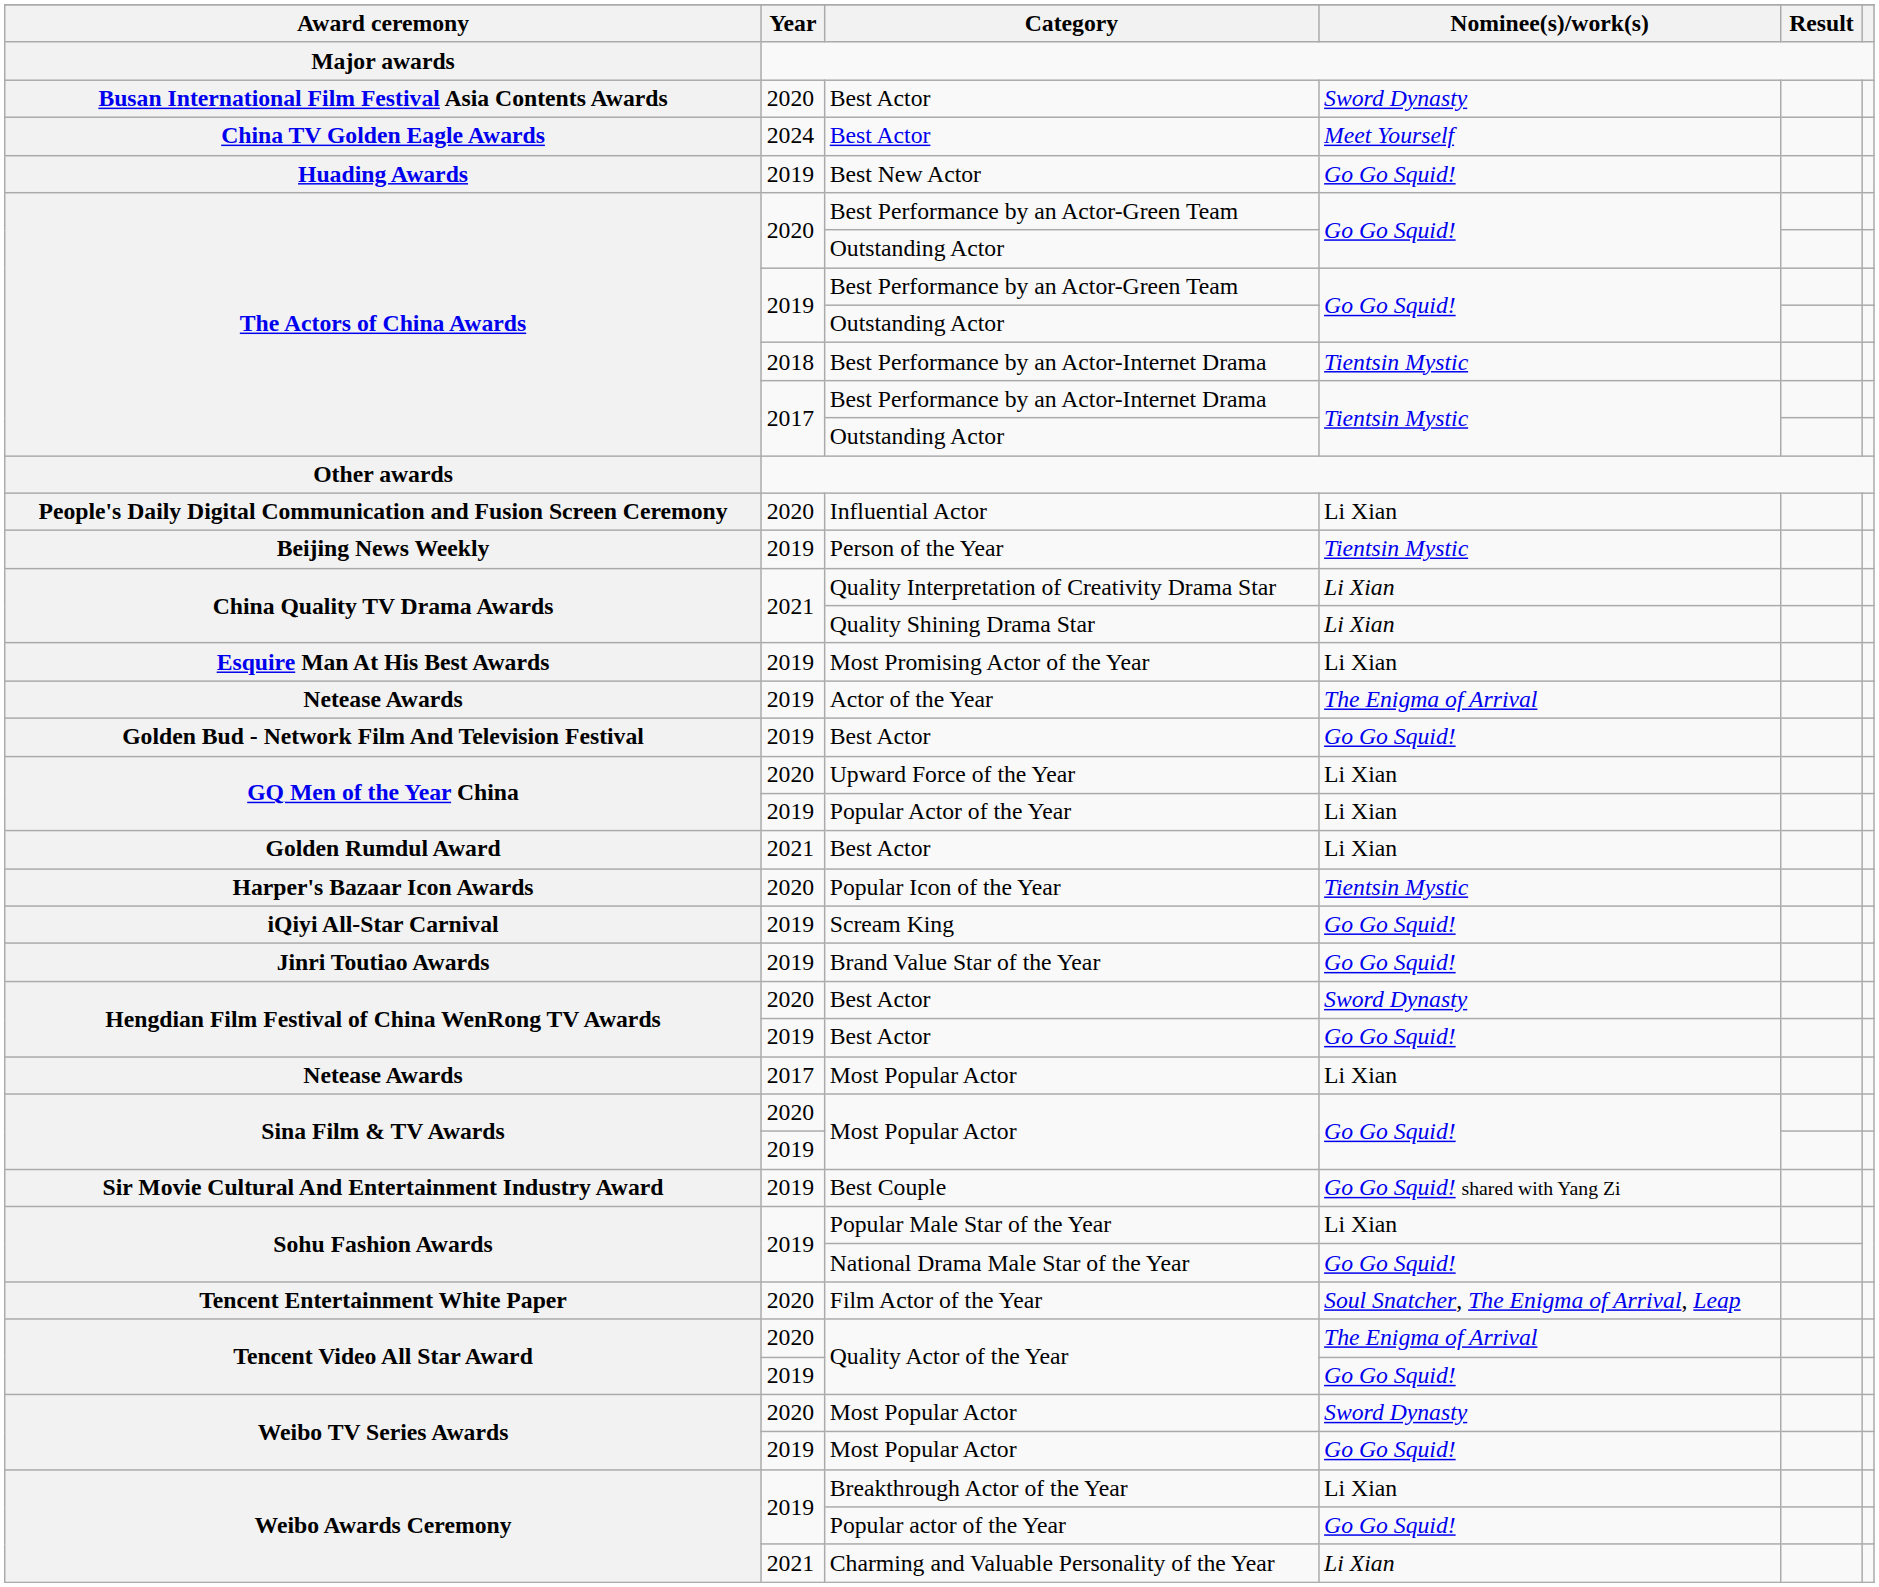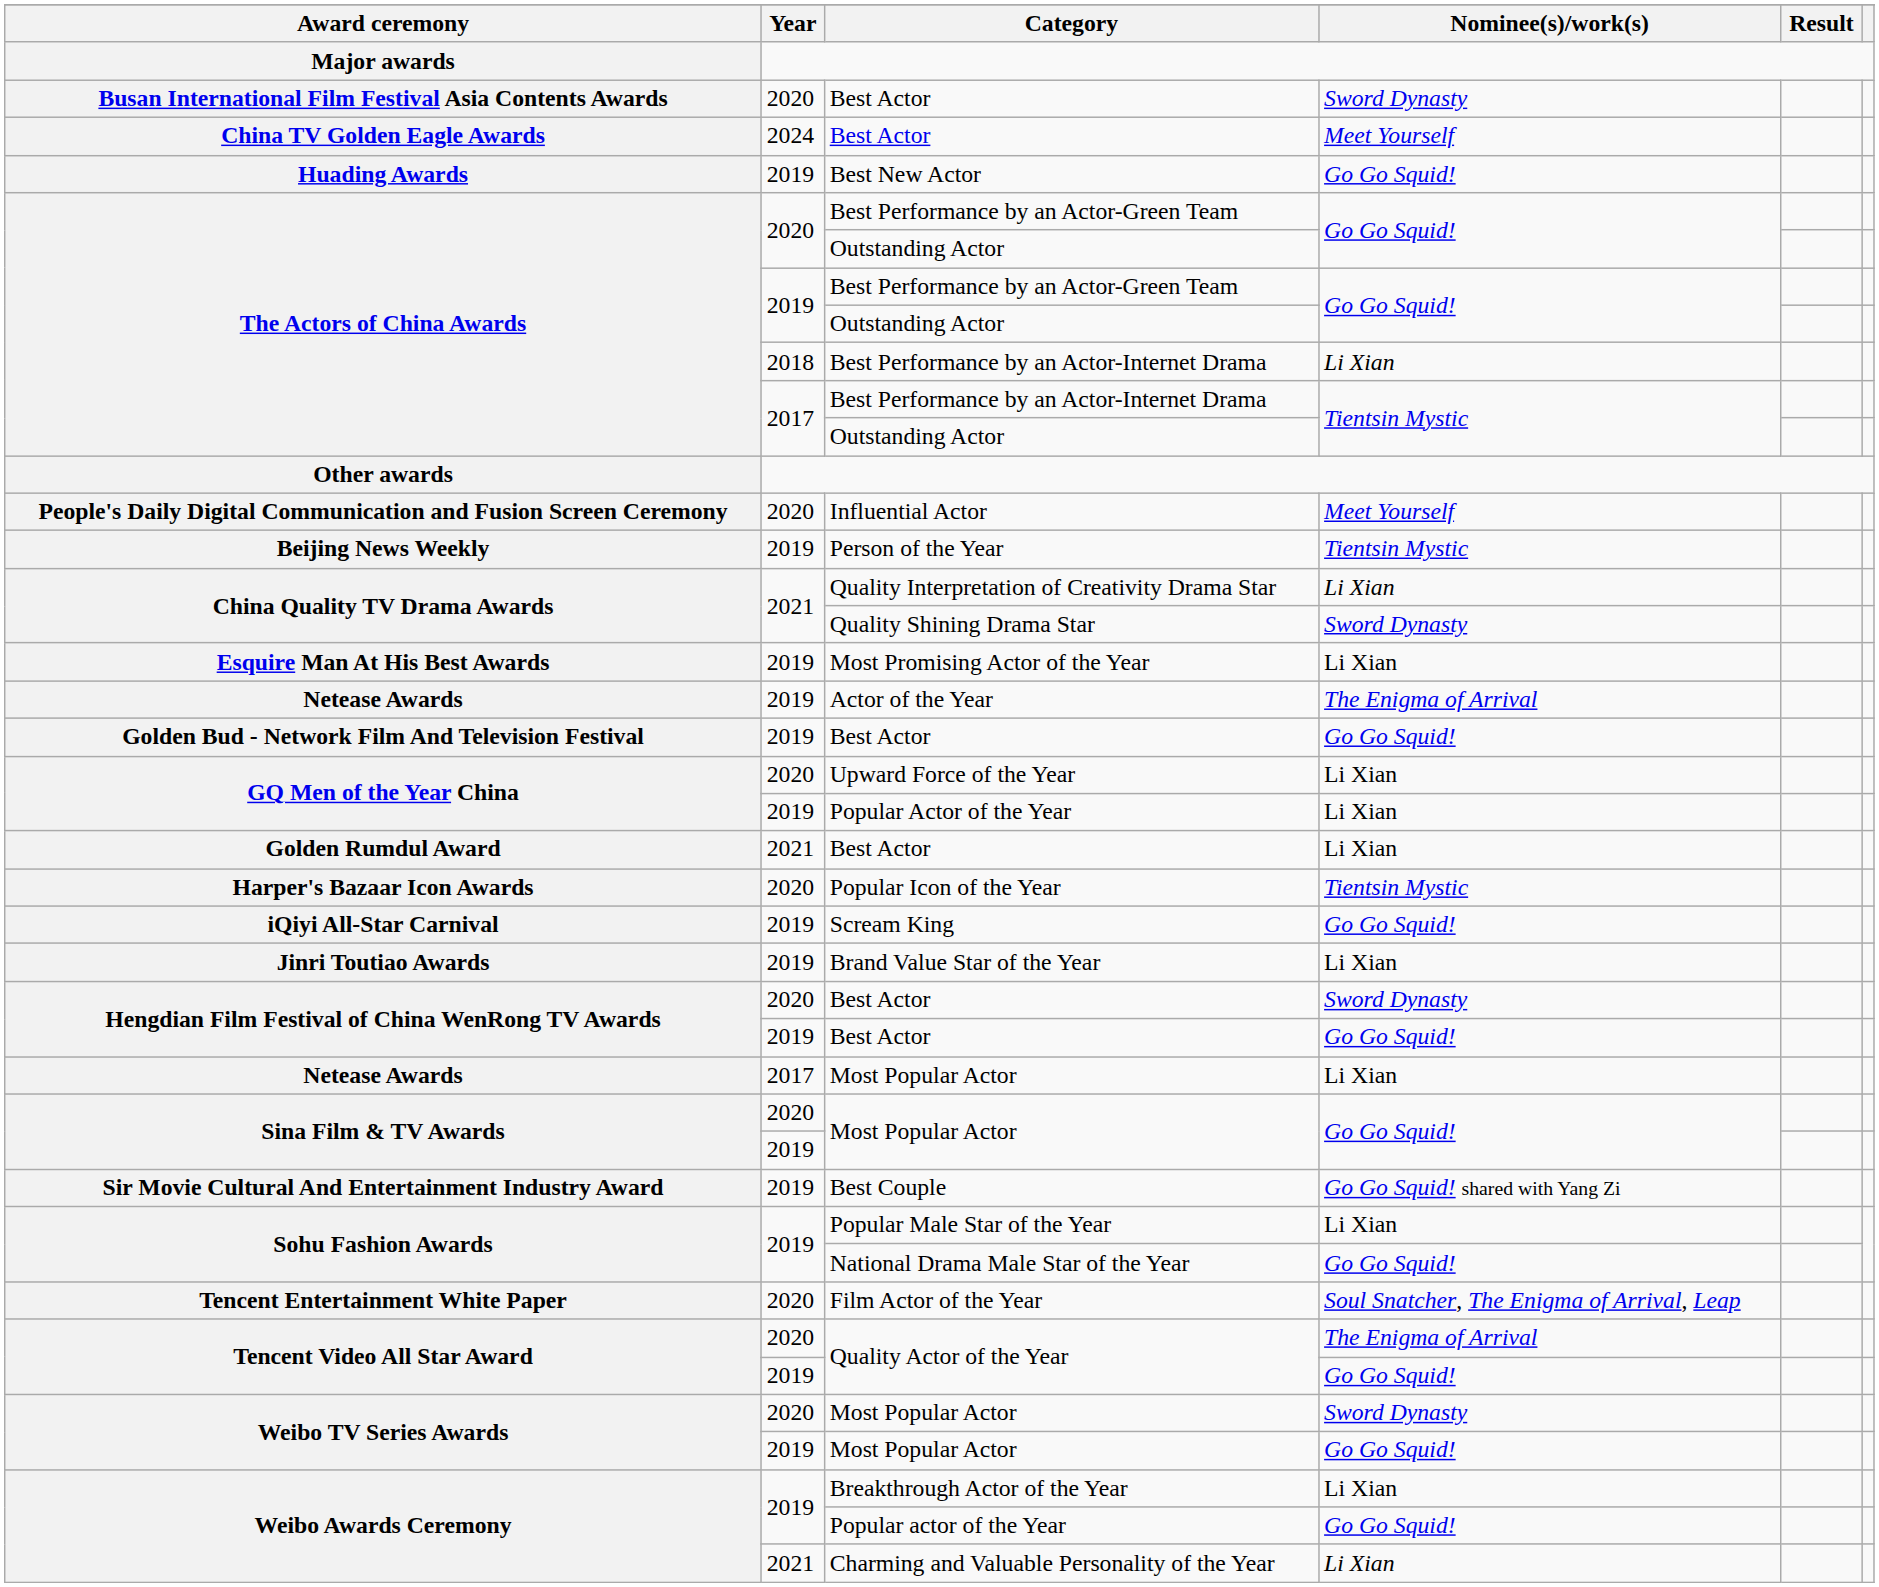(1396, 361) Tientsin Mystic -> (1359, 361) Li Xian
(1361, 511) Li Xian -> (1389, 511) Meet Yourself
(1359, 624) Li Xian -> (1396, 624) Sword Dynasty
(1390, 962) Go Go Squid! -> (1361, 962) Li Xian
